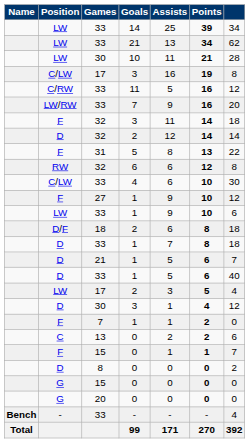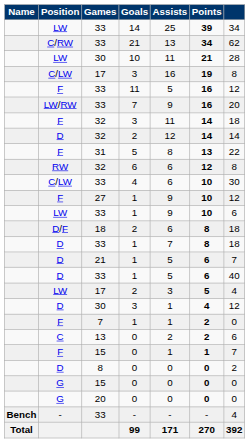(60, 43) LW -> (60, 43) C/RW
(60, 89) C/RW -> (60, 89) F
